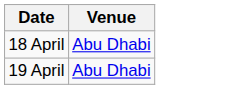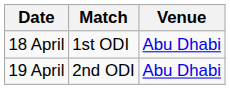+ column: (103, 17)
